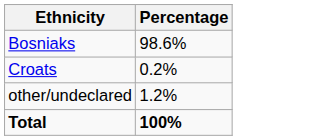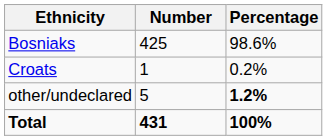+ column: (181, 17)
(158, 95) normal -> (248, 95) bold
